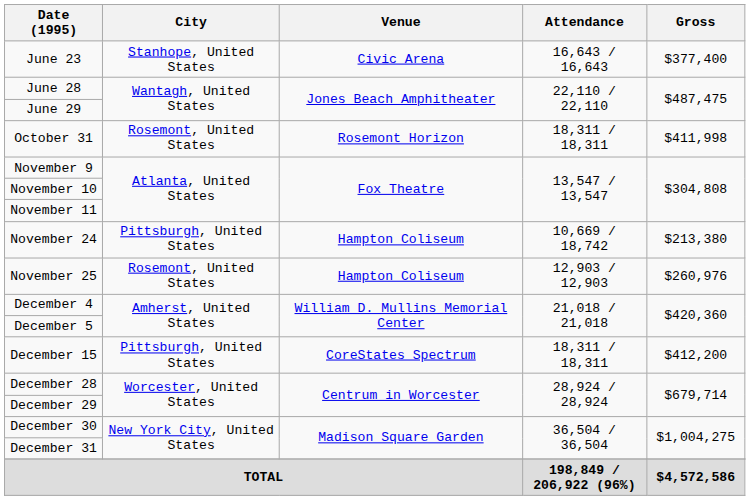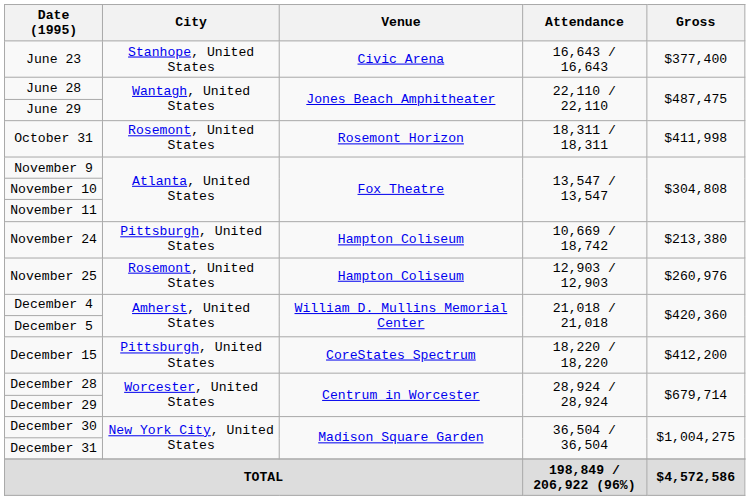(584, 355) 18,311 / 18,311 -> (584, 355) 18,220 / 18,220
